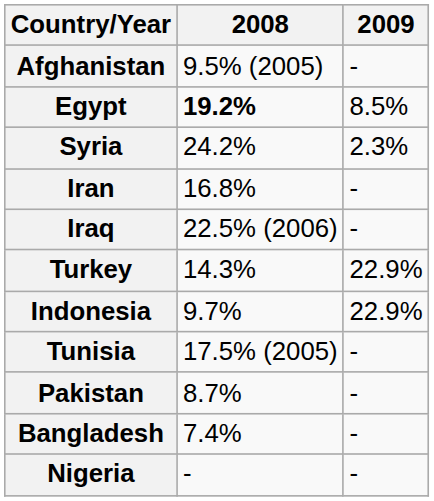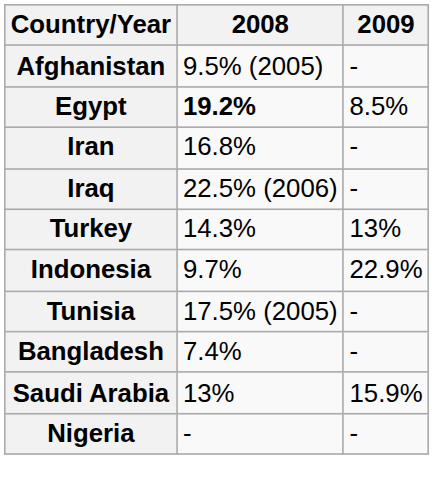- row: (91, 147)
(386, 270) 22.9% -> (375, 229) 13%
- row: (91, 392)
+ row: (91, 392)
